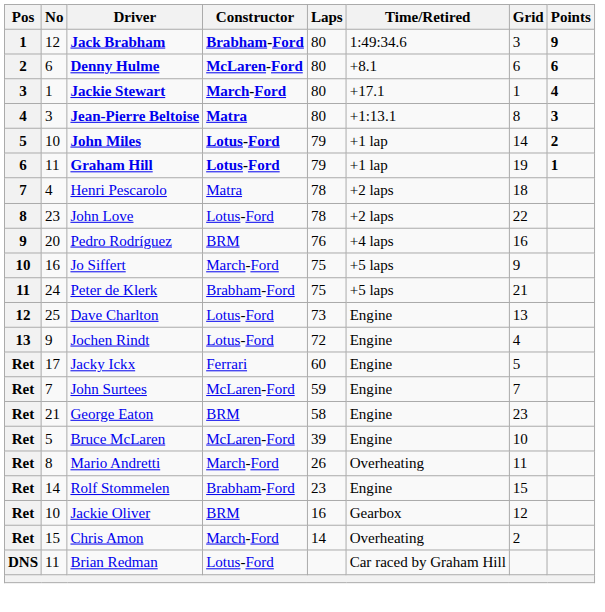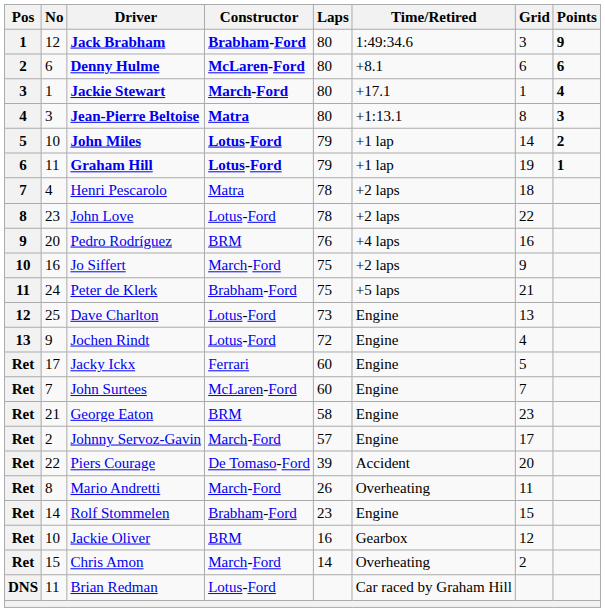(372, 265) +5 laps -> (378, 265) +2 laps
(318, 389) 59 -> (324, 389) 60
+ row: (136, 438)
- row: (118, 438)
+ row: (113, 463)
